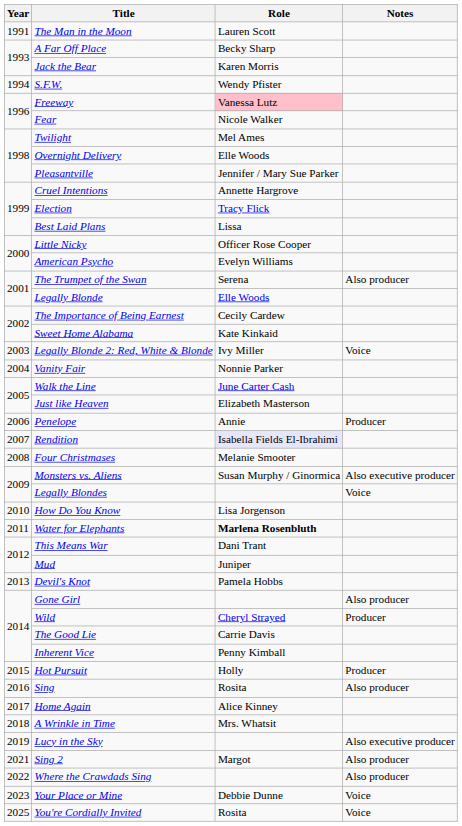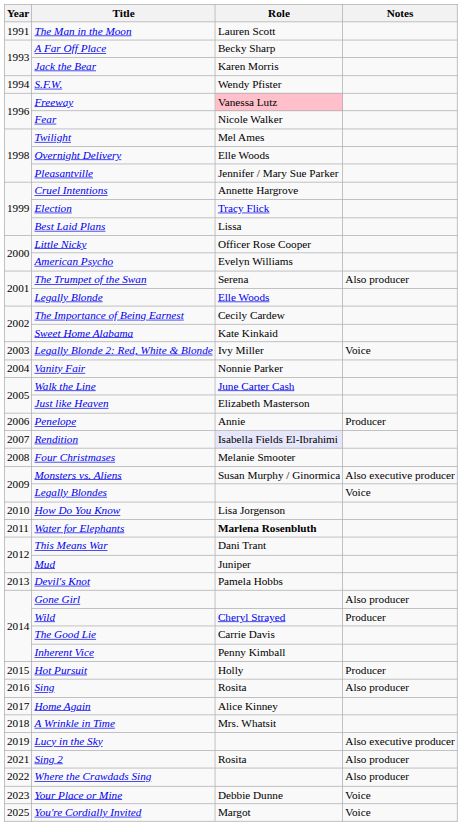(234, 759) Margot -> (232, 759) Rosita
(232, 812) Rosita -> (234, 812) Margot
